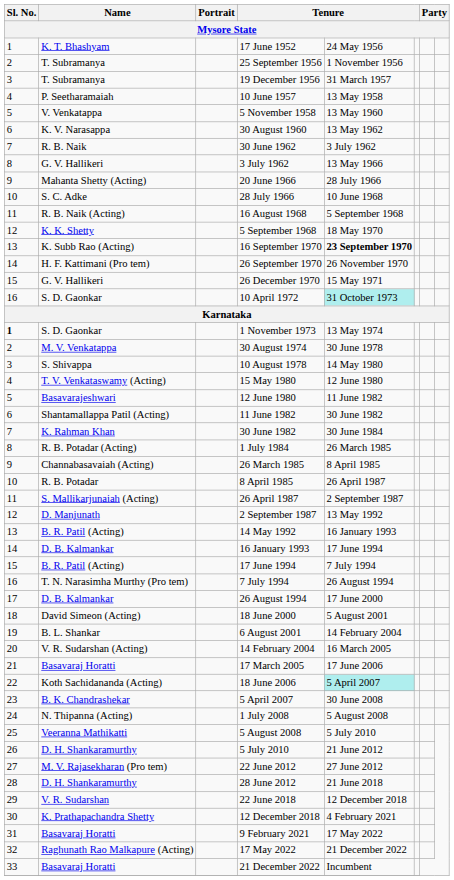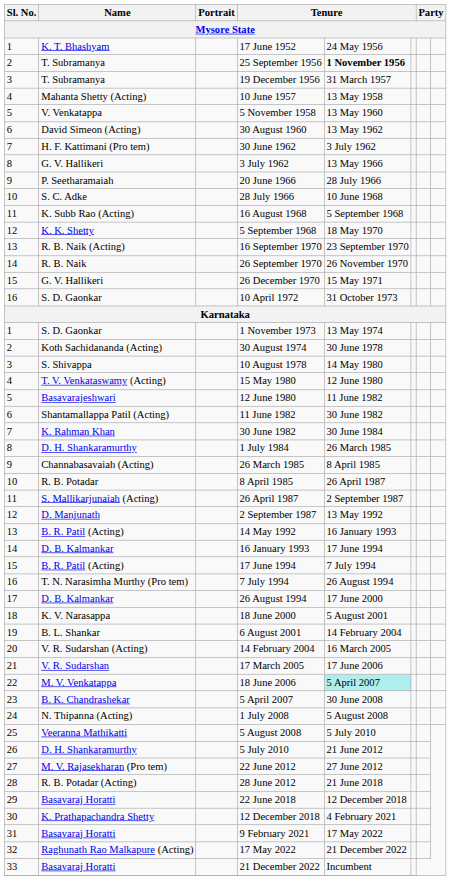(365, 63) normal -> (366, 63) bold
(77, 96) P. Seetharamaiah -> (94, 96) Mahanta Shetty (Acting)
(76, 130) K. V. Narasappa -> (91, 130) David Simeon (Acting)
(64, 146) R. B. Naik -> (95, 146) H. F. Kattimani (Pro tem)
(94, 180) Mahanta Shetty (Acting) -> (77, 180) P. Seetharamaiah
(83, 213) R. B. Naik (Acting) -> (88, 213) K. Subb Rao (Acting)
(88, 247) K. Subb Rao (Acting) -> (83, 247) R. B. Naik (Acting)
(369, 247) bold -> (368, 247) normal
(95, 264) H. F. Kattimani (Pro tem) -> (64, 264) R. B. Naik
(362, 297) paleturquoise background -> (362, 297) no background
(9, 331) bold -> (9, 331) normal
(79, 347) M. V. Venkatappa -> (102, 347) Koth Sachidananda (Acting)
(89, 448) R. B. Potadar (Acting) -> (89, 448) D. H. Shankaramurthy
(91, 615) David Simeon (Acting) -> (76, 615) K. V. Narasappa
(78, 666) Basavaraj Horatti -> (75, 666) V. R. Sudarshan
(102, 682) Koth Sachidananda (Acting) -> (79, 682) M. V. Venkatappa
(89, 783) D. H. Shankaramurthy -> (89, 783) R. B. Potadar (Acting)
(75, 800) V. R. Sudarshan -> (78, 800) Basavaraj Horatti
